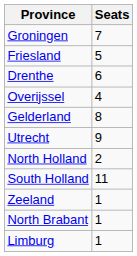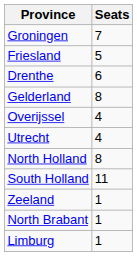rows swapped: (36, 96) <-> (39, 117)
(98, 138) 9 -> (98, 138) 4
(98, 158) 2 -> (98, 158) 8
